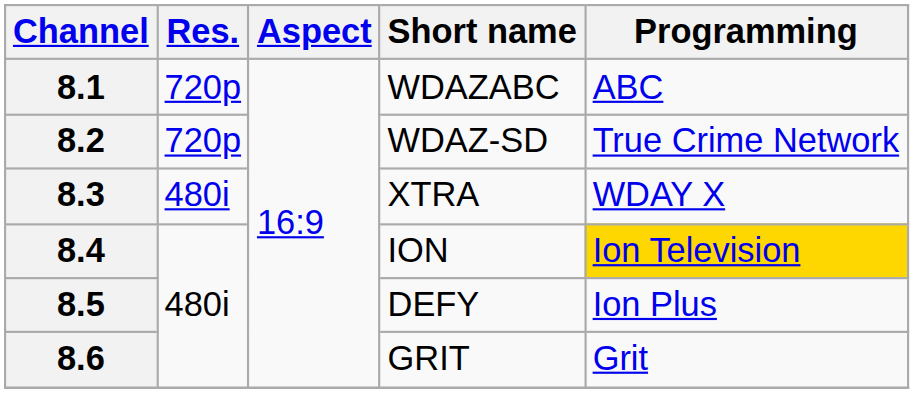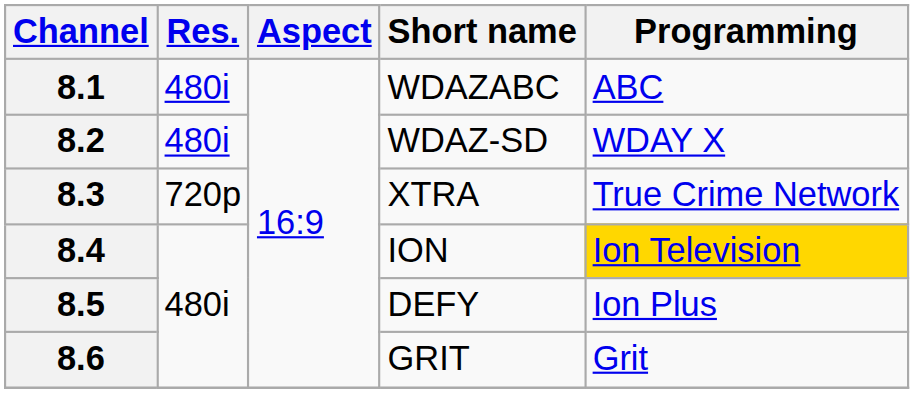(203, 86) 720p -> (197, 86) 480i
(203, 140) 720p -> (197, 140) 480i
(746, 140) True Crime Network -> (659, 140) WDAY X
(197, 195) 480i -> (203, 195) 720p
(659, 195) WDAY X -> (746, 195) True Crime Network
